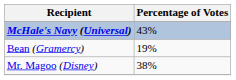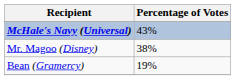rows swapped: (45, 48) <-> (52, 65)
